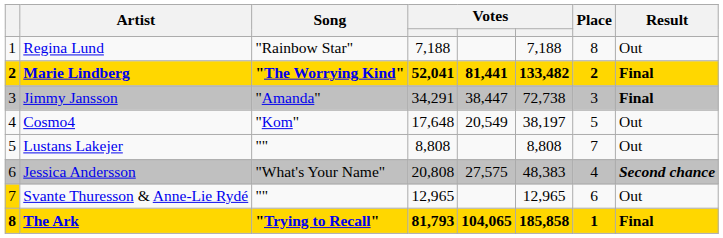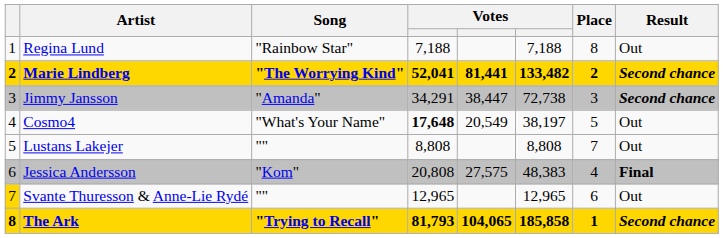(636, 73) Final -> (667, 73) Second chance
(636, 97) Final -> (667, 97) Second chance
(277, 122) "Kom" -> (320, 122) "What's Your Name"
(433, 122) normal -> (433, 122) bold
(320, 171) "What's Your Name" -> (277, 171) "Kom"
(667, 171) Second chance -> (636, 171) Final
(636, 220) Final -> (667, 220) Second chance
